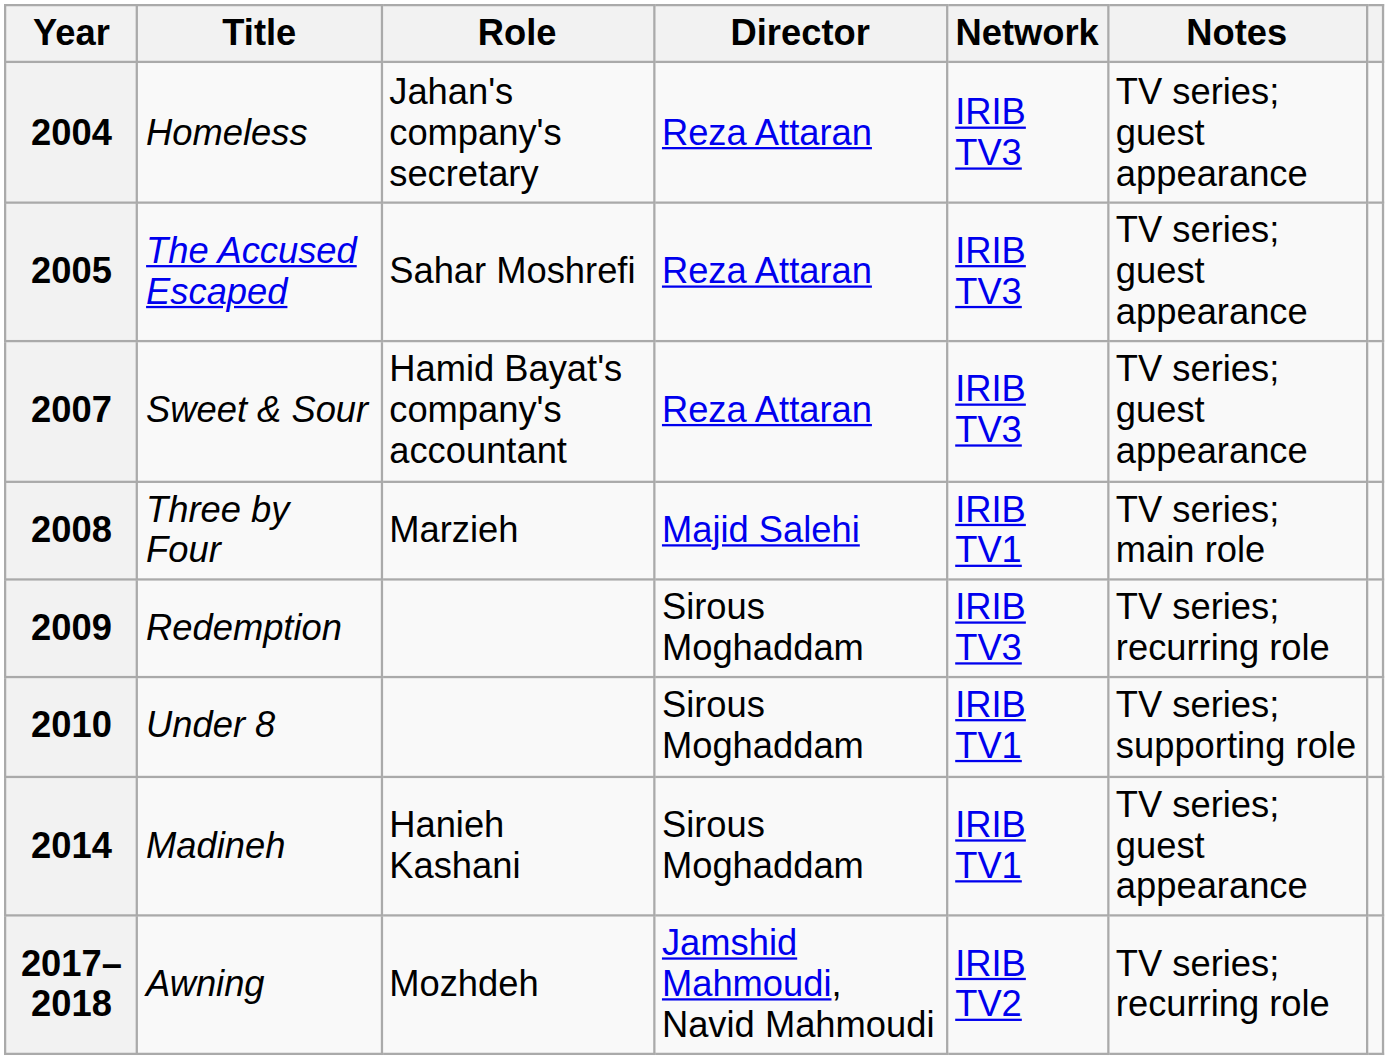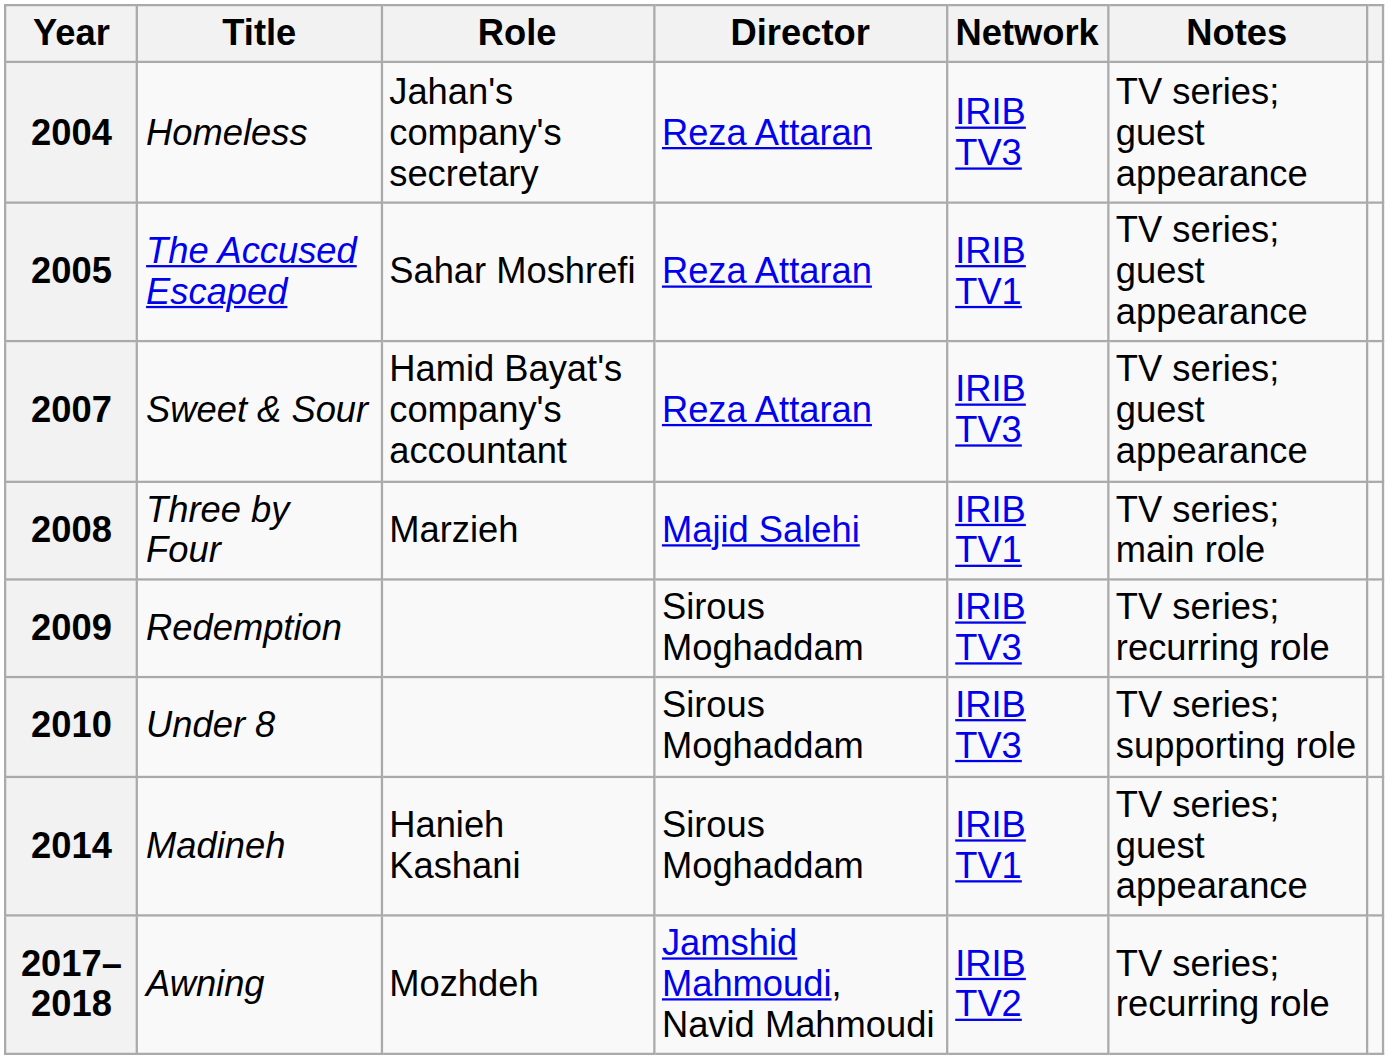(991, 271) IRIB TV3 -> (991, 271) IRIB TV1
(991, 726) IRIB TV1 -> (991, 726) IRIB TV3
